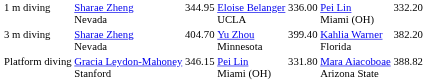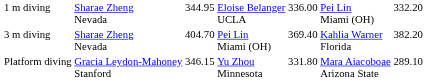(240, 41) Yu Zhou Minnesota -> (244, 41) Pei Lin Miami (OH)
(303, 35) 399.40 -> (303, 35) 369.40
(244, 67) Pei Lin Miami (OH) -> (240, 67) Yu Zhou Minnesota
(408, 61) 388.82 -> (408, 61) 289.10
